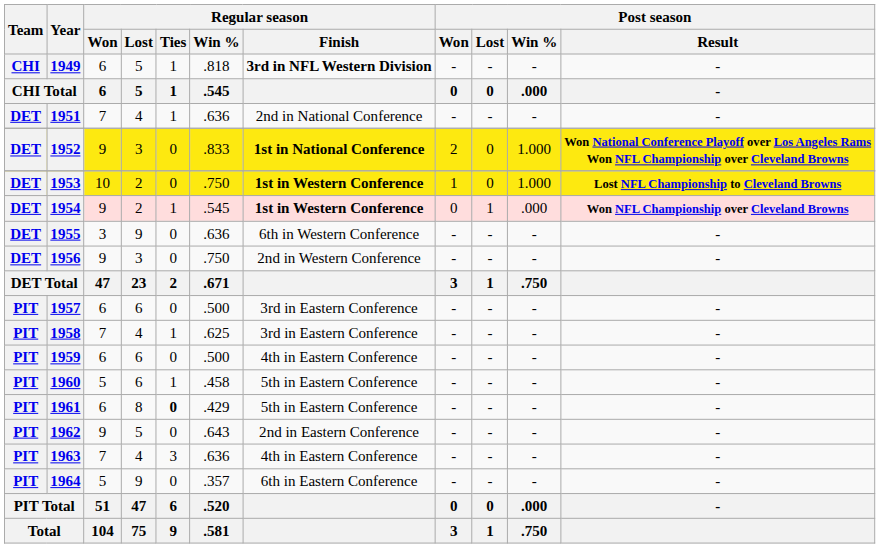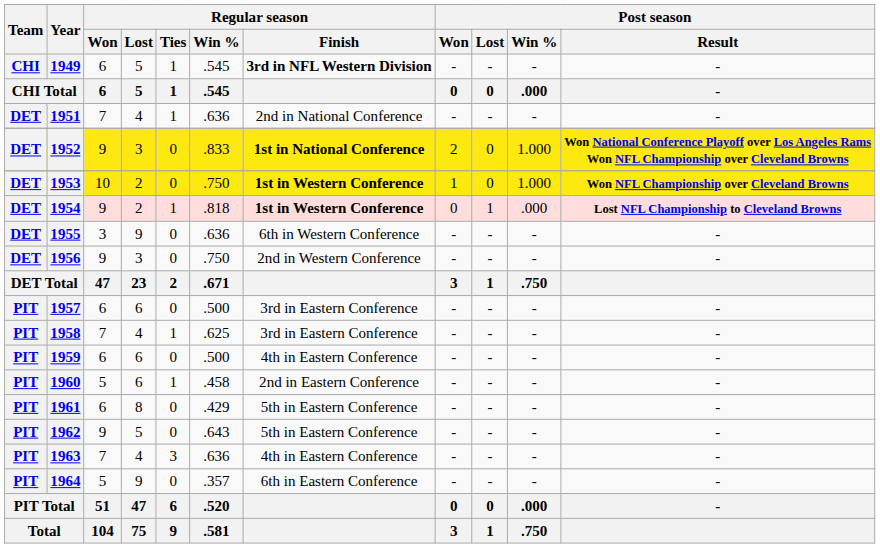(216, 66) .818 -> (216, 66) .545
(718, 185) Lost NFL Championship to Cleveland Browns -> (718, 185) Won NFL Championship over Cleveland Browns
(216, 208) .545 -> (216, 208) .818
(718, 210) Won NFL Championship over Cleveland Browns -> (718, 210) Lost NFL Championship to Cleveland Browns
(339, 382) 5th in Eastern Conference -> (339, 382) 2nd in Eastern Conference
(173, 407) bold -> (173, 407) normal
(339, 431) 2nd in Eastern Conference -> (339, 431) 5th in Eastern Conference
